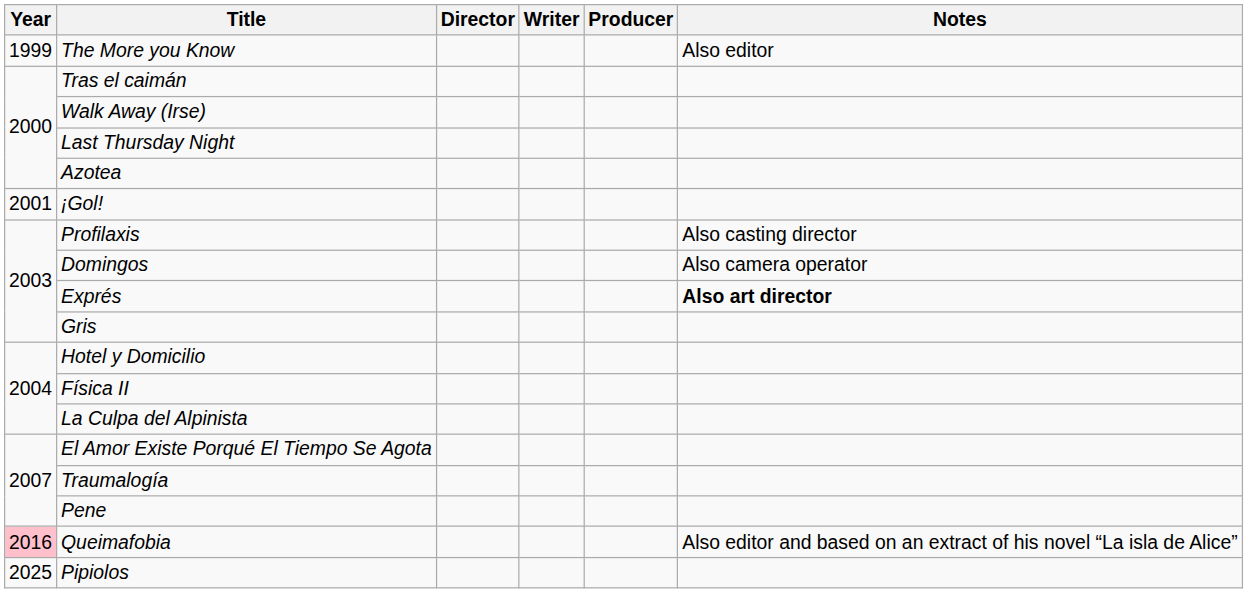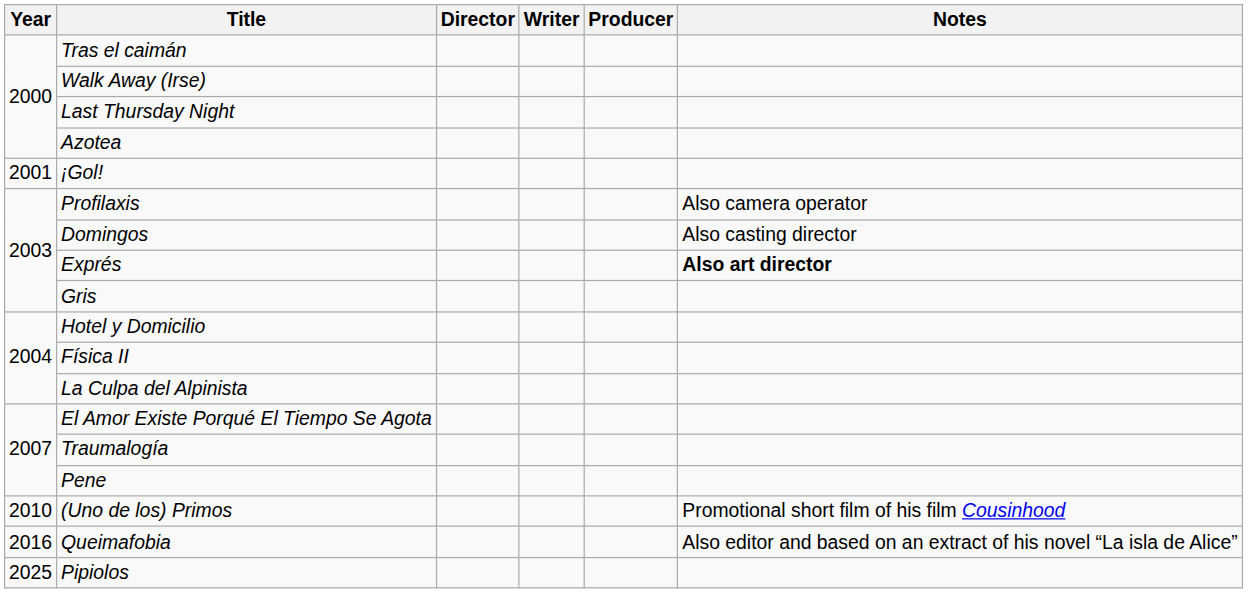- row: (148, 50)
(769, 234) Also casting director -> (775, 204) Also camera operator
(775, 265) Also camera operator -> (769, 234) Also casting director
+ row: (147, 511)
(31, 541) pink background -> (31, 541) no background
